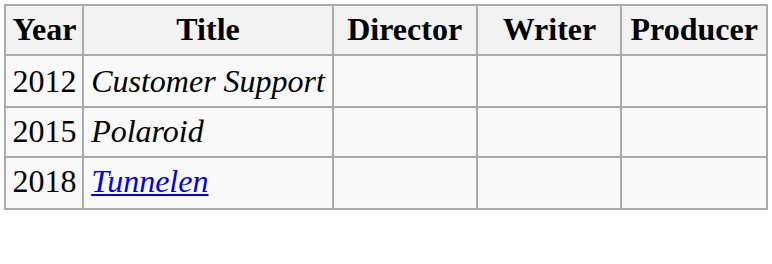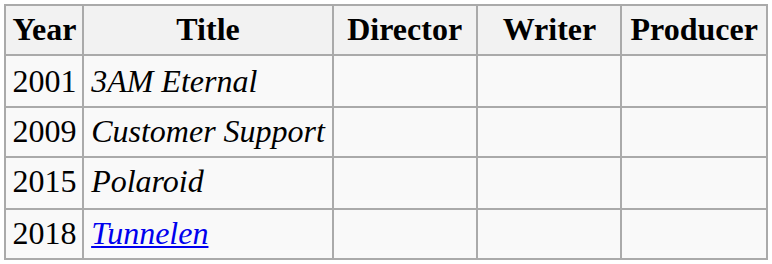+ row: (174, 80)
(44, 80) 2012 -> (44, 131) 2009
